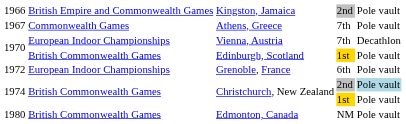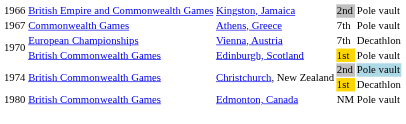(99, 40) European Indoor Championships -> (83, 40) European Championships
- row: (253, 70)
(378, 99) Pole vault -> (379, 84) Decathlon
